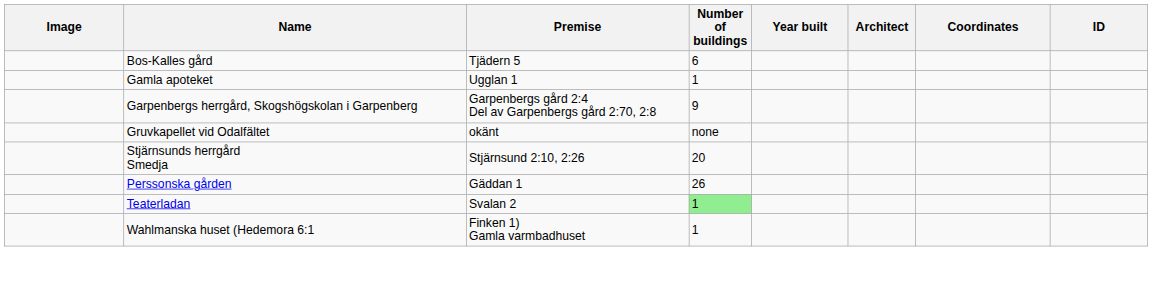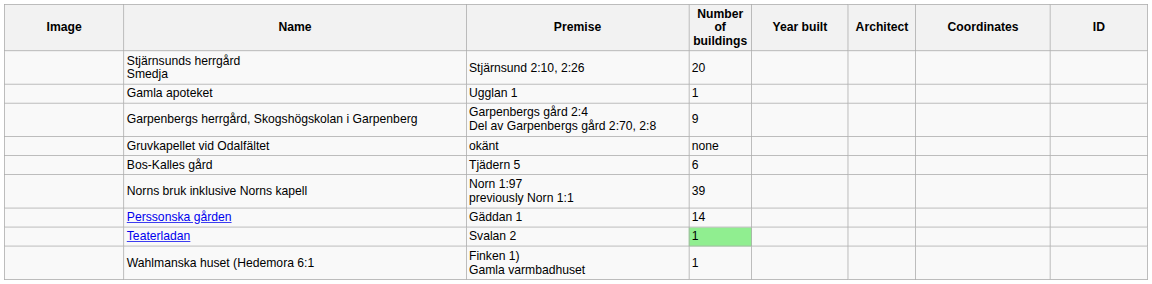rows swapped: (170, 60) <-> (184, 158)
+ row: (217, 191)
(698, 184) 26 -> (698, 217) 14
